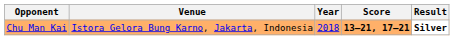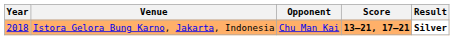columns swapped: (328, 12) <-> (37, 12)
